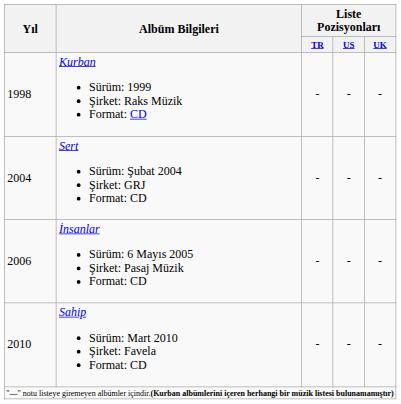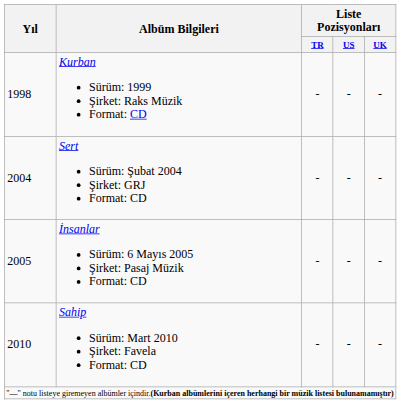(19, 261) 2006 -> (19, 261) 2005
